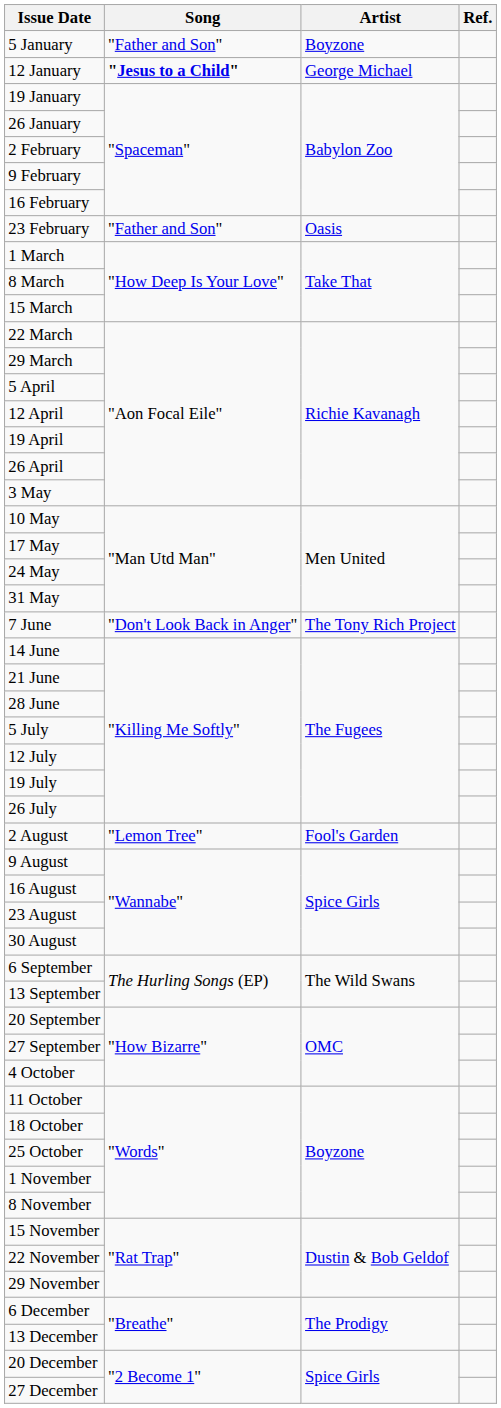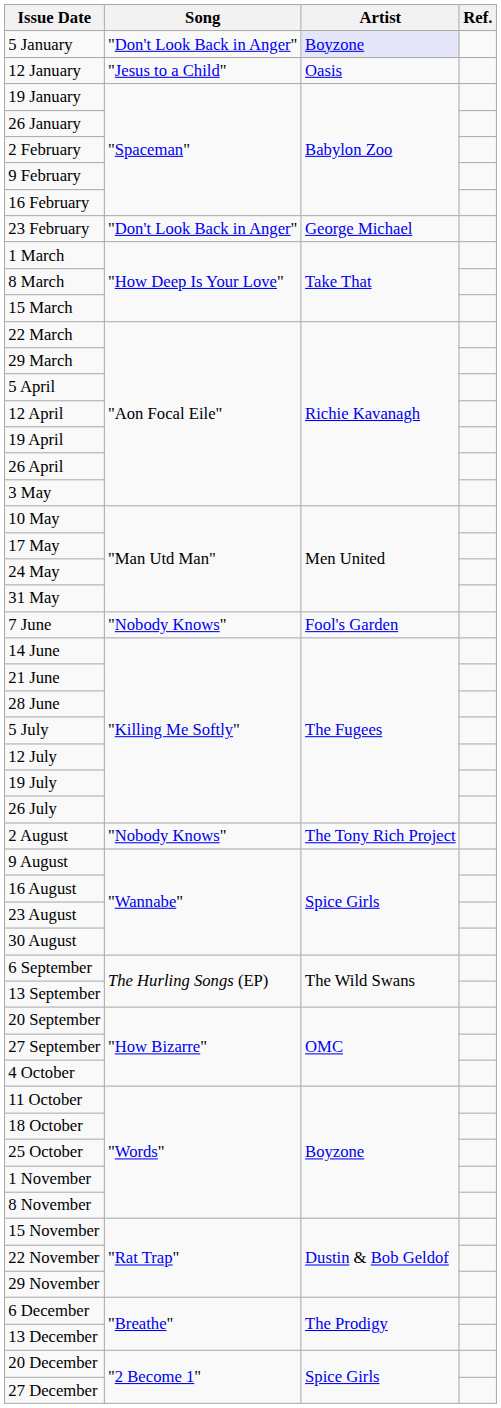(165, 44) "Father and Son" -> (203, 44) "Don't Look Back in Anger"
(335, 44) no background -> (335, 44) lavender background
(173, 70) bold -> (167, 70) normal
(359, 70) George Michael -> (324, 70) Oasis
(165, 228) "Father and Son" -> (203, 228) "Don't Look Back in Anger"
(324, 228) Oasis -> (359, 228) George Michael
(203, 624) "Don't Look Back in Anger" -> (167, 624) "Nobody Knows"
(380, 624) The Tony Rich Project -> (352, 624) Fool's Garden
(155, 835) "Lemon Tree" -> (167, 835) "Nobody Knows"
(352, 835) Fool's Garden -> (380, 835) The Tony Rich Project
